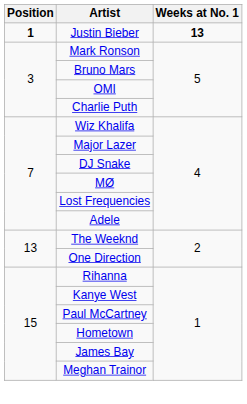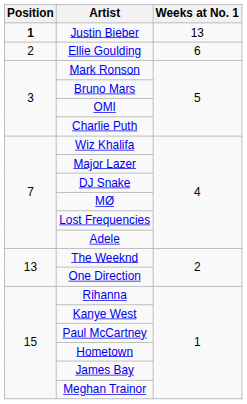(197, 32) bold -> (197, 32) normal
+ row: (105, 51)
